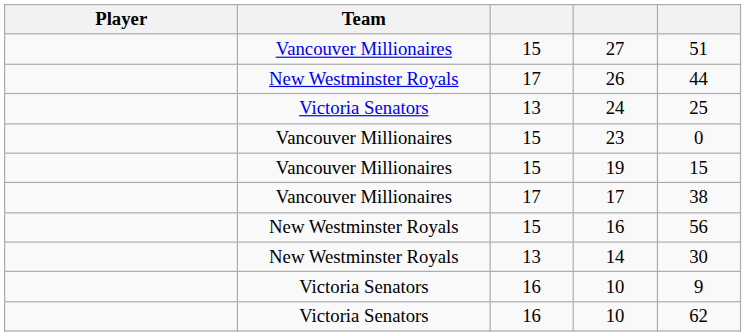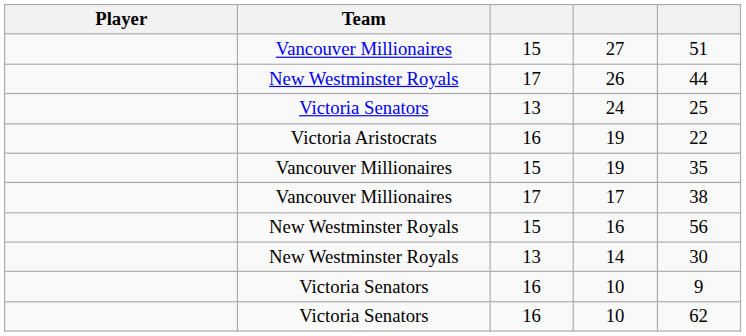- row: (364, 138)
+ row: (364, 138)
(699, 167) 15 -> (699, 167) 35
